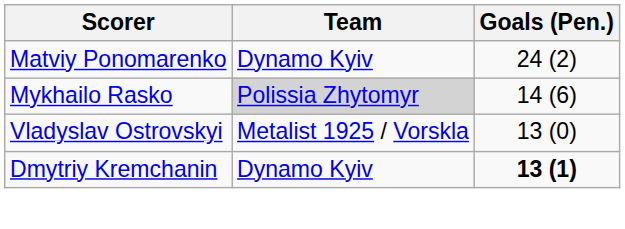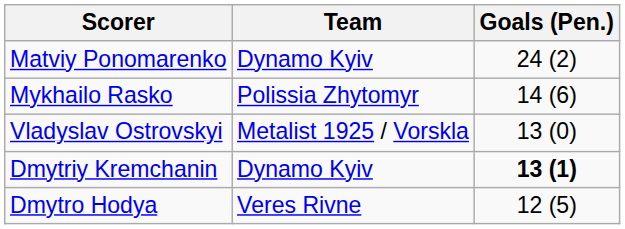(328, 95) lightgrey background -> (328, 95) no background
+ row: (84, 205)
